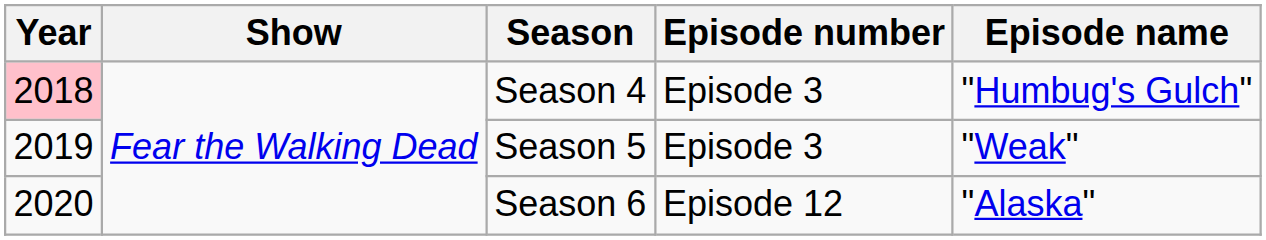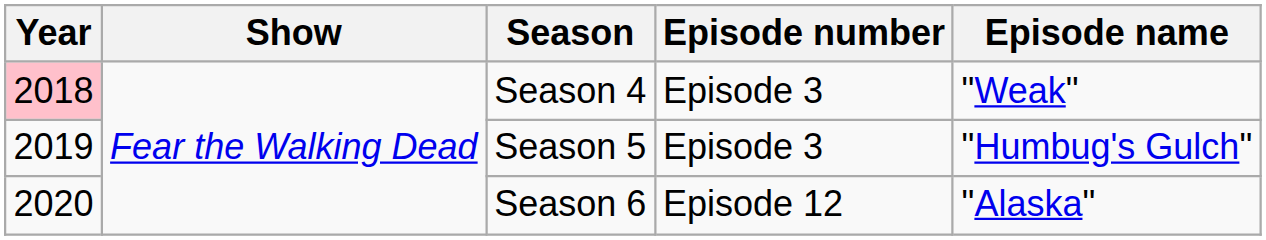(1107, 90) "Humbug's Gulch" -> (1020, 90) "Weak"
(1020, 147) "Weak" -> (1107, 147) "Humbug's Gulch"
